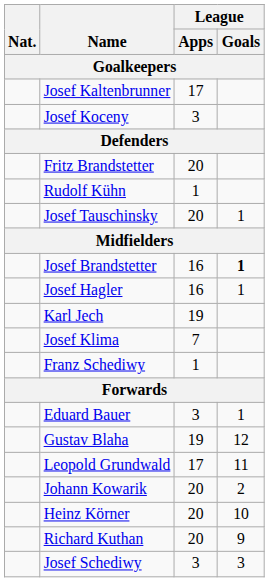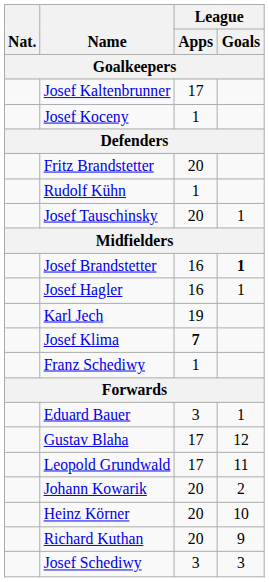(196, 116) 3 -> (196, 116) 1
(196, 340) normal -> (196, 340) bold
(196, 439) 19 -> (196, 439) 17
